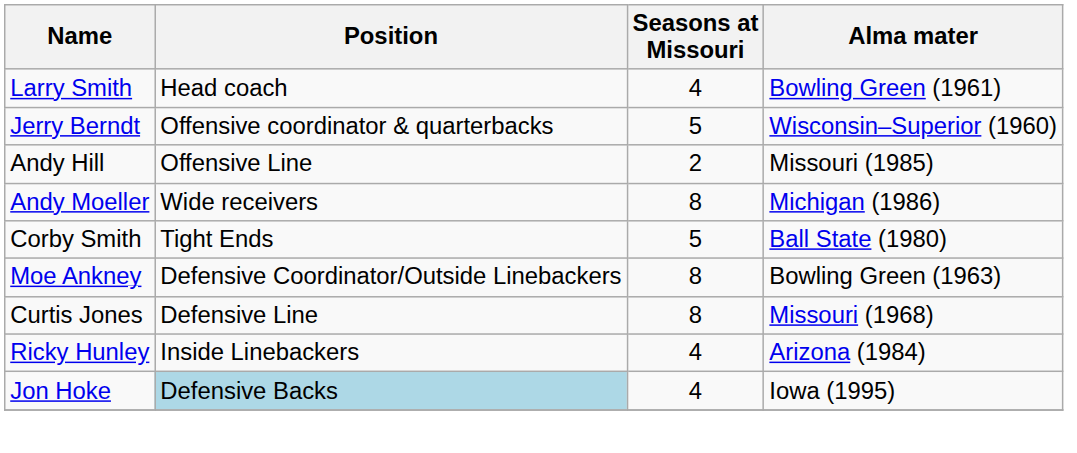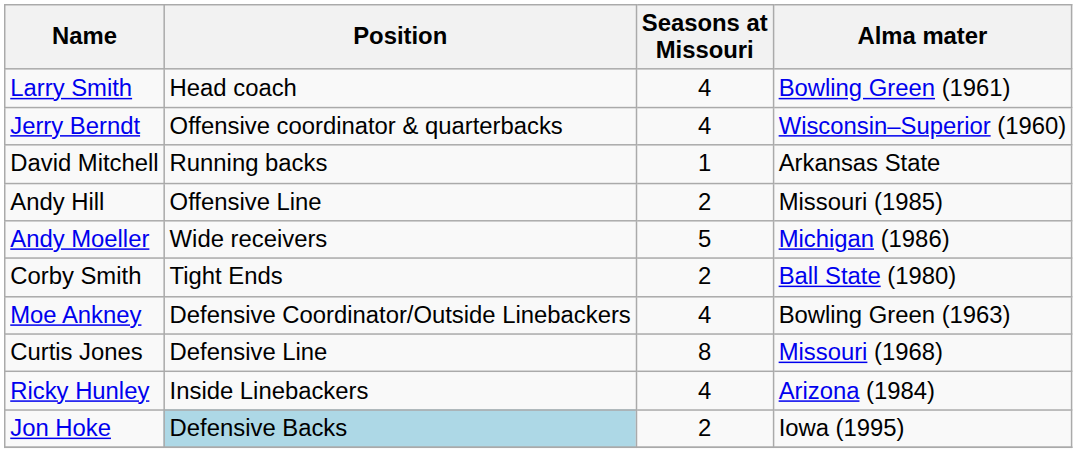(695, 125) 5 -> (705, 125) 4
+ row: (84, 163)
(695, 201) 8 -> (705, 239) 5
(695, 239) 5 -> (705, 277) 2
(695, 277) 8 -> (705, 314) 4
(695, 390) 4 -> (705, 428) 2
